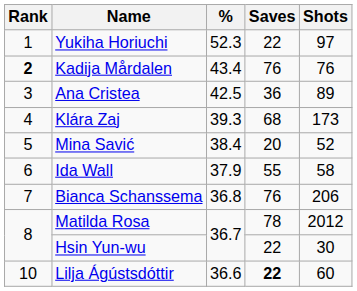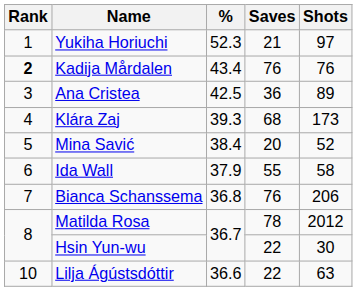(272, 42) 22 -> (272, 42) 21
(272, 273) bold -> (272, 273) normal
(325, 273) 60 -> (325, 273) 63
